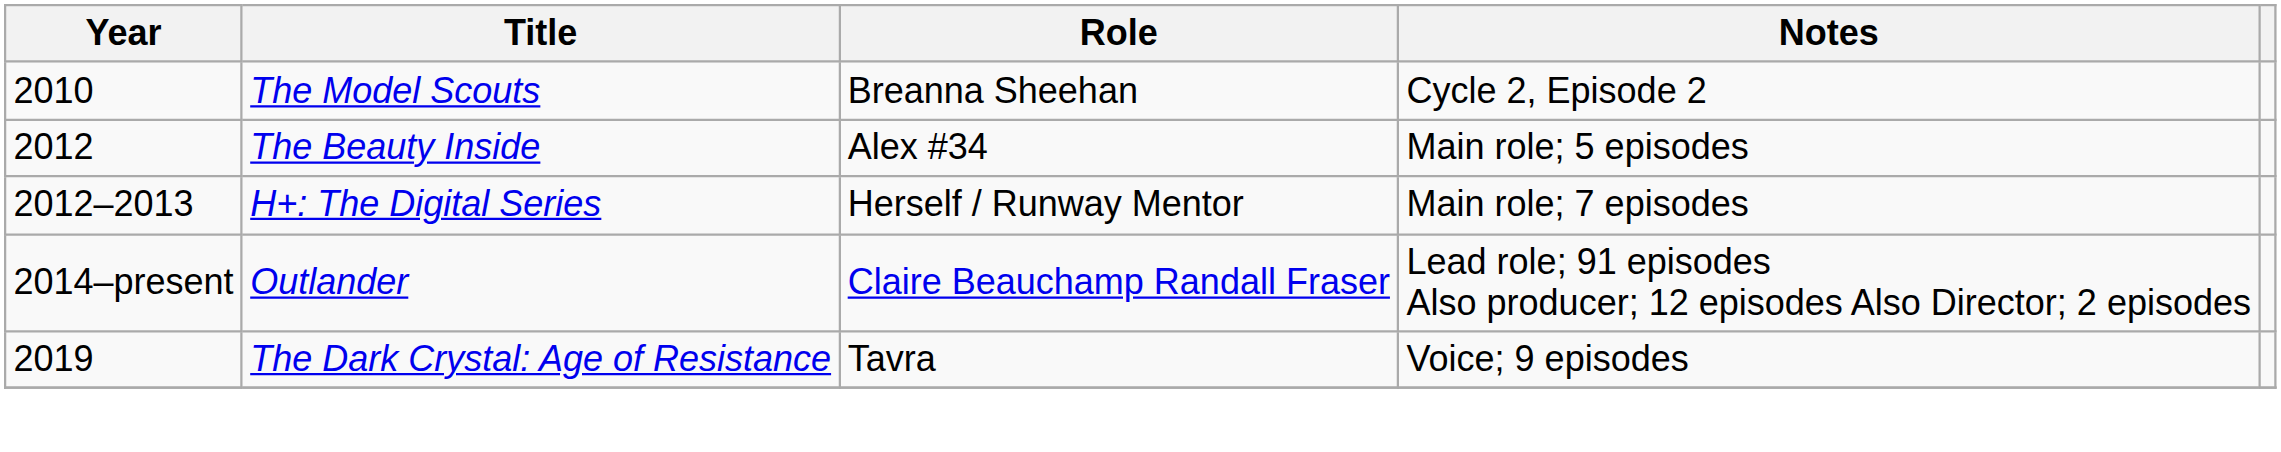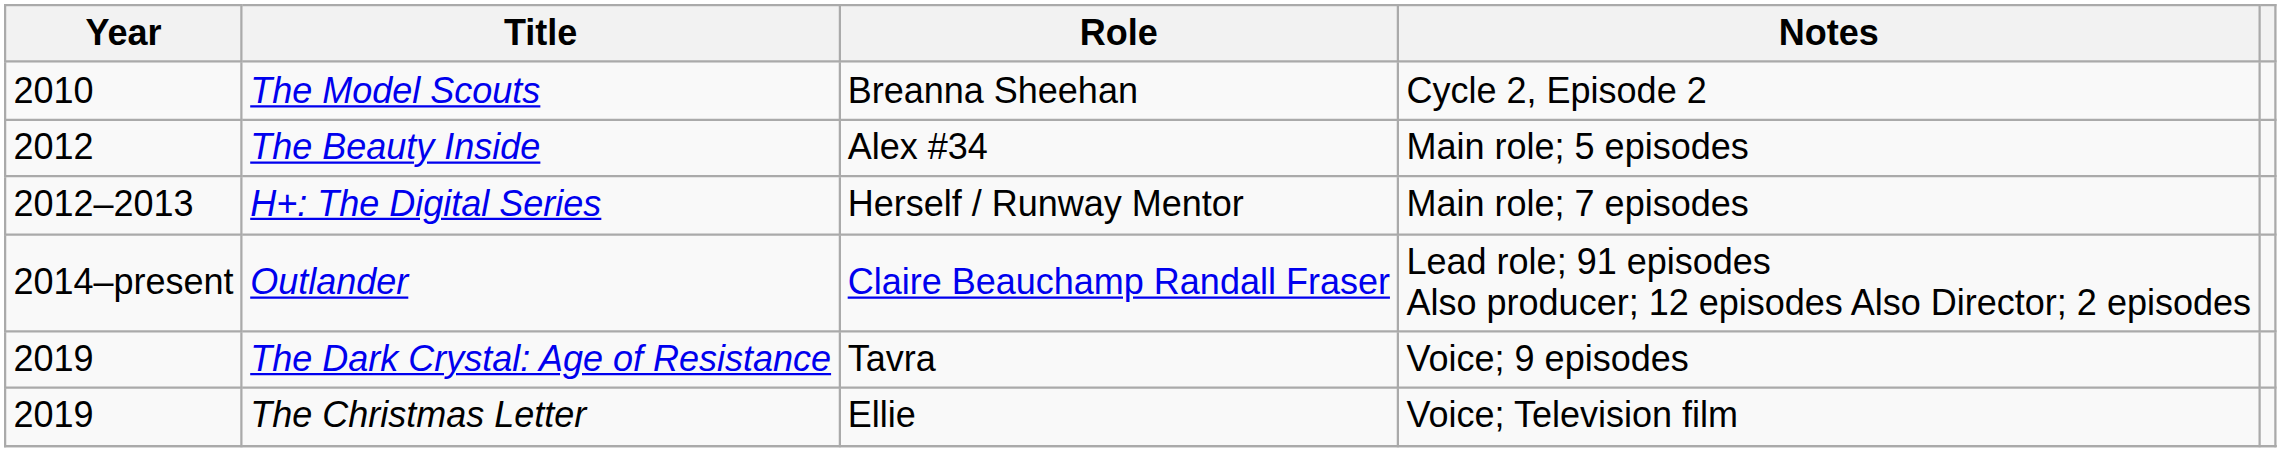+ row: (418, 416)
